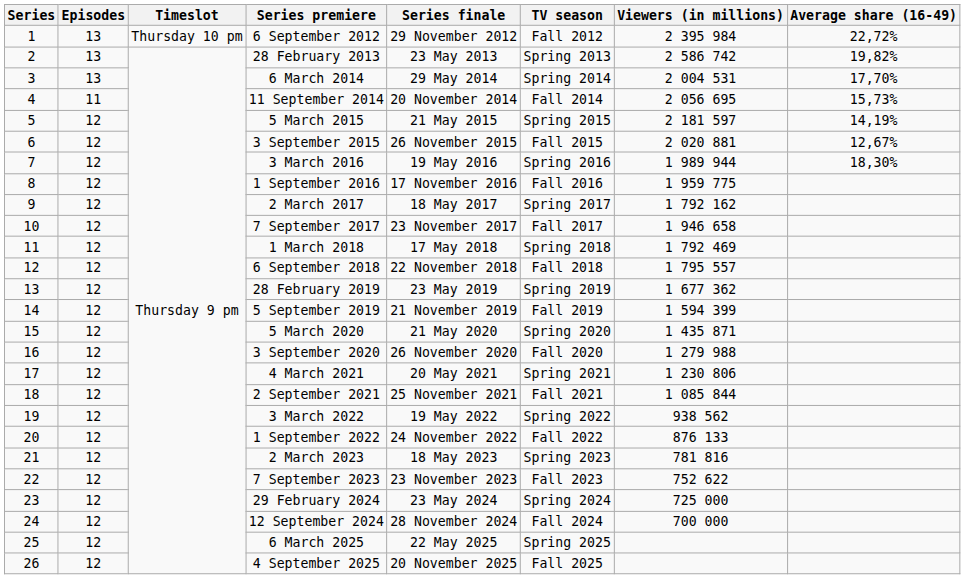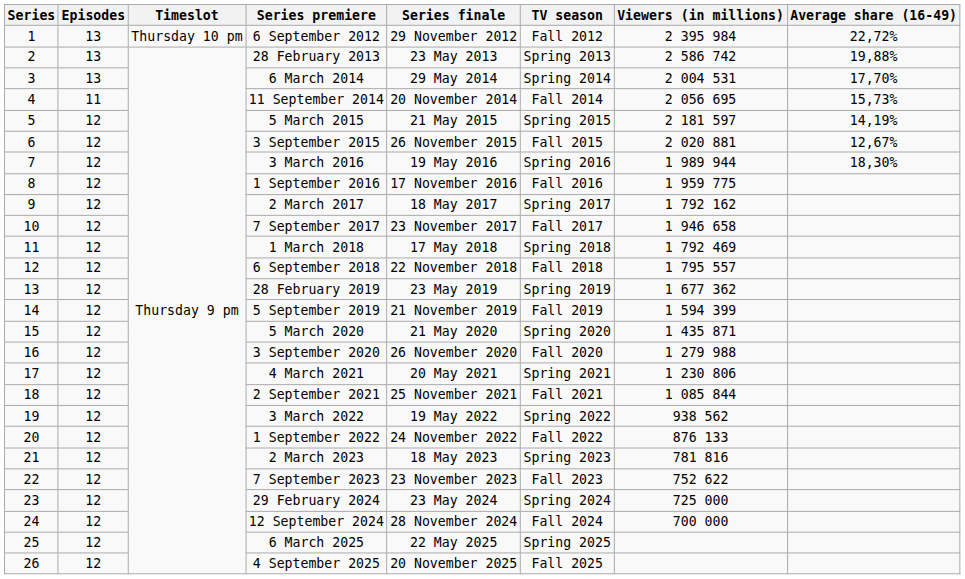(874, 58) 19,82% -> (874, 58) 19,88%
